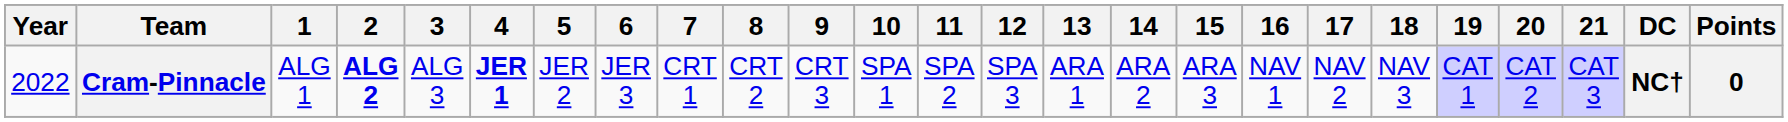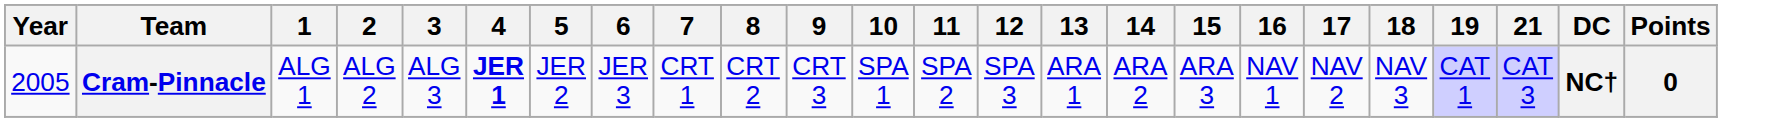- column: (1531, 25)
(40, 81) 2022 -> (40, 81) 2005
(371, 81) bold -> (369, 81) normal
